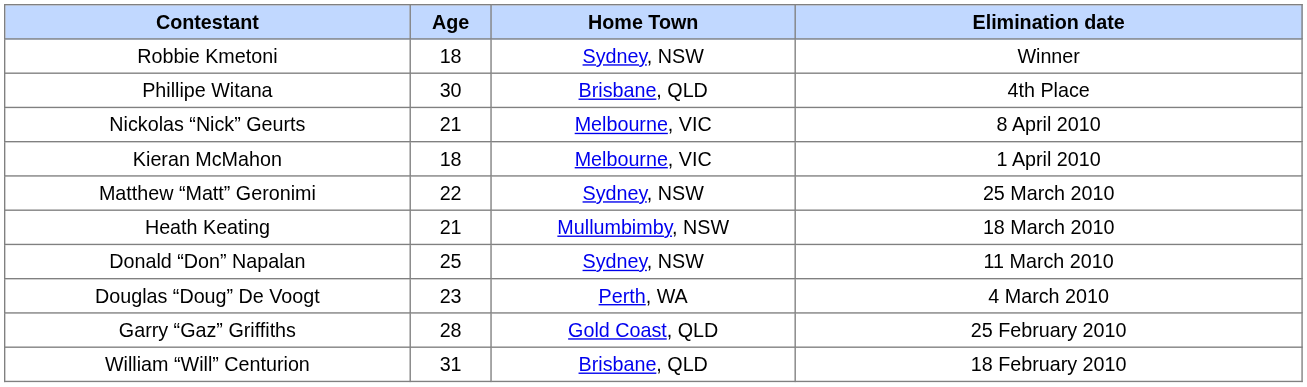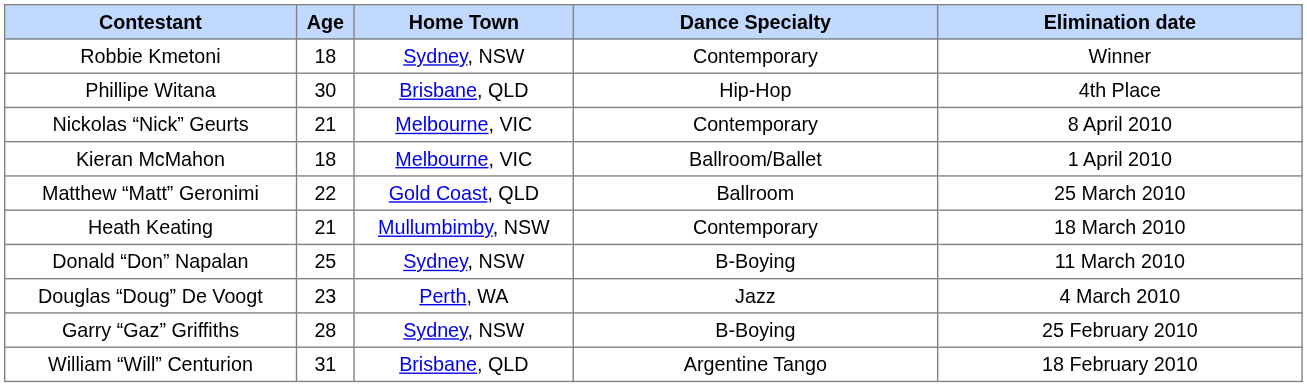+ column: (755, 22)
(643, 193) Sydney, NSW -> (464, 193) Gold Coast, QLD
(643, 330) Gold Coast, QLD -> (464, 330) Sydney, NSW
